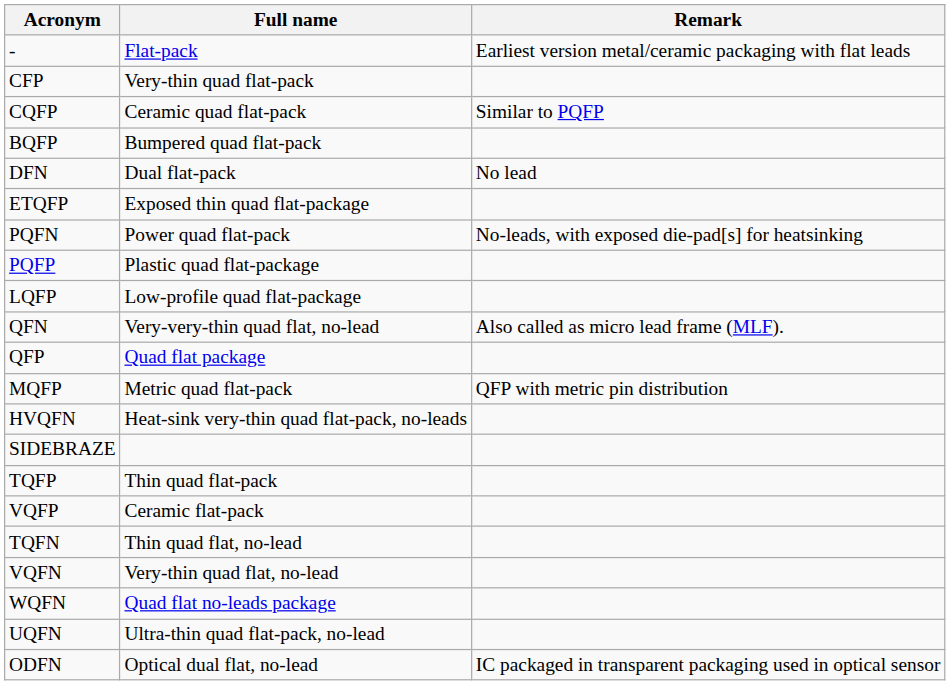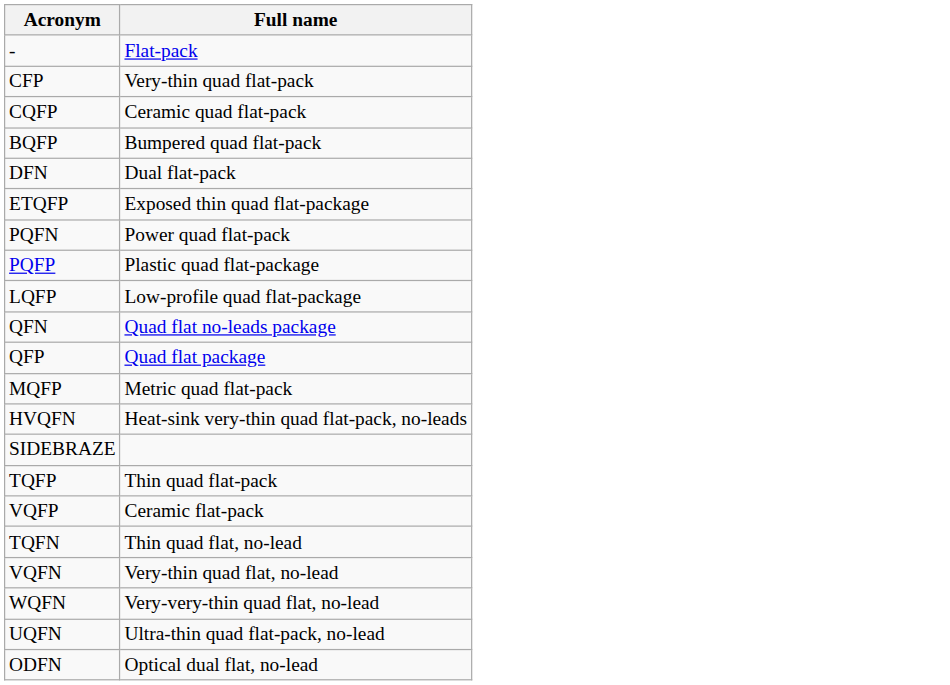- column: (708, 19)
(252, 326) Very-very-thin quad flat, no-lead -> (230, 326) Quad flat no-leads package
(230, 603) Quad flat no-leads package -> (252, 603) Very-very-thin quad flat, no-lead
